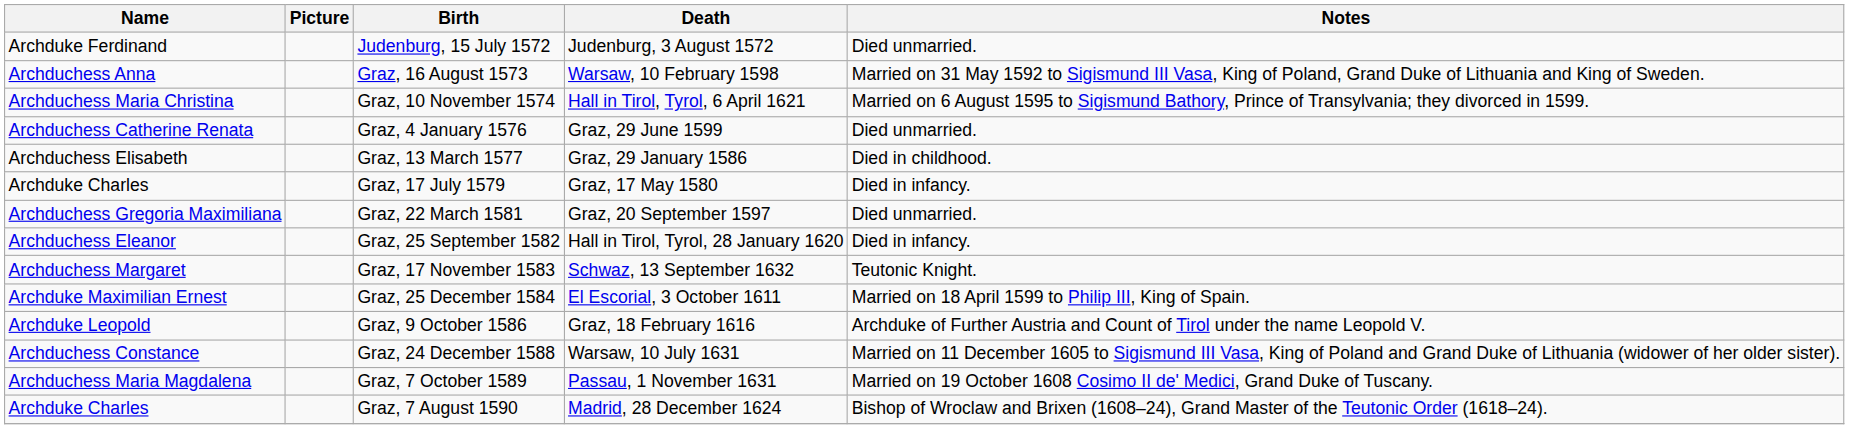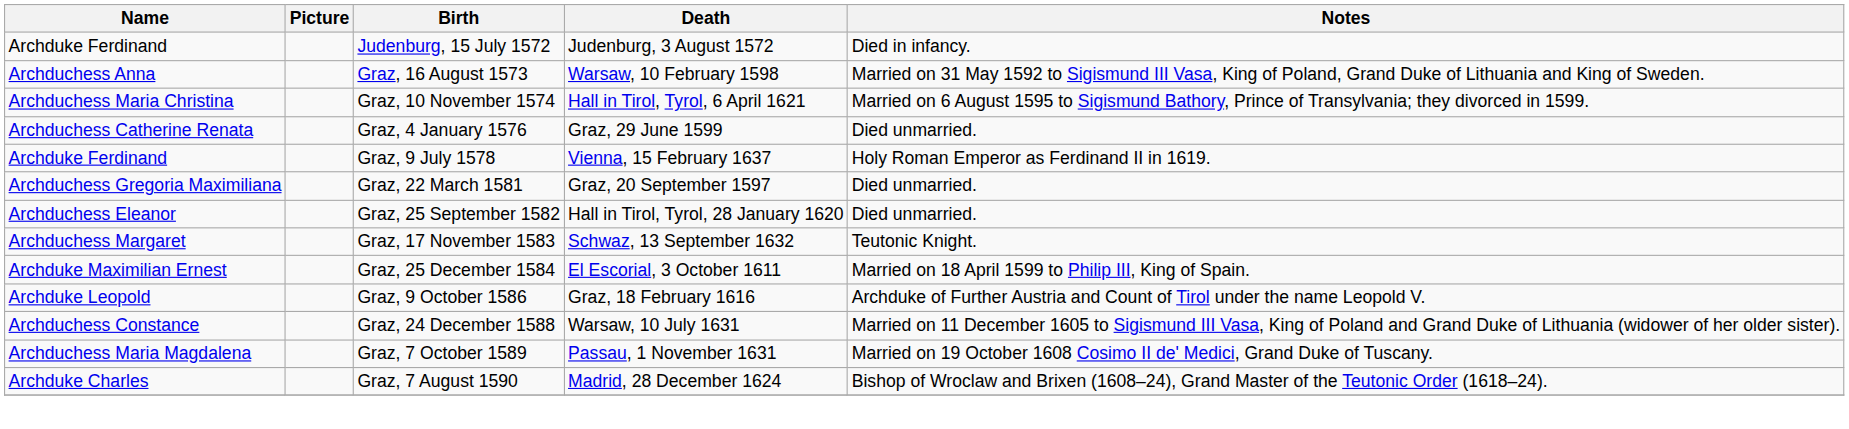(914, 46) Died unmarried. -> (911, 46) Died in infancy.
- row: (440, 158)
+ row: (426, 158)
- row: (431, 185)
(911, 241) Died in infancy. -> (914, 213) Died unmarried.
